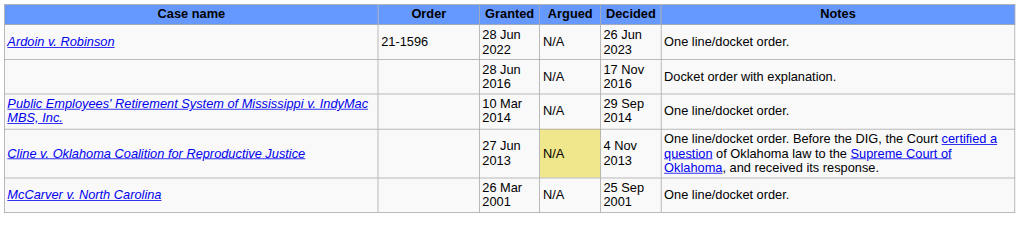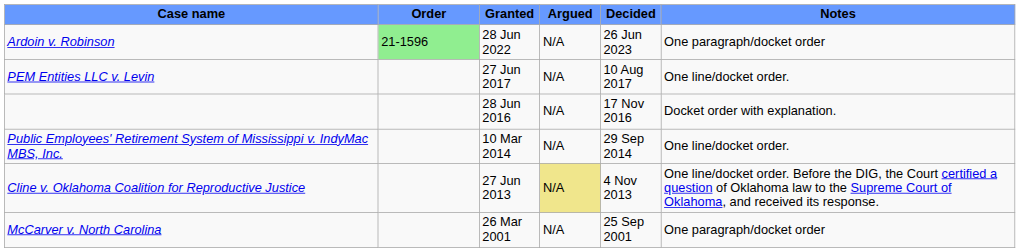(405, 42) no background -> (405, 42) lightgreen background
(727, 42) One line/docket order. -> (745, 42) One paragraph/docket order
+ row: (81, 76)
(727, 195) One line/docket order. -> (745, 230) One paragraph/docket order
